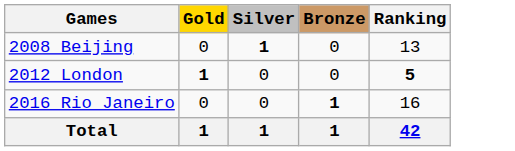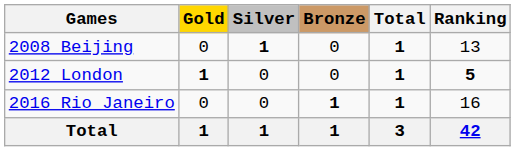+ column: (400, 19)
